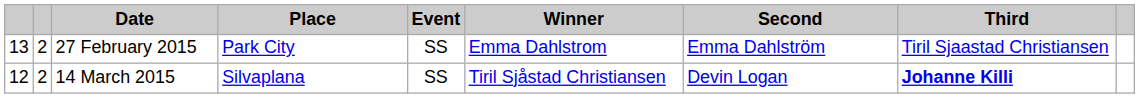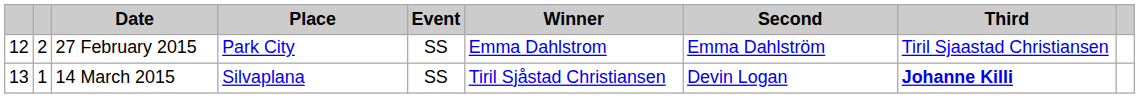(19, 48) 13 -> (19, 48) 12
(19, 77) 12 -> (19, 77) 13
(42, 77) 2 -> (42, 77) 1
